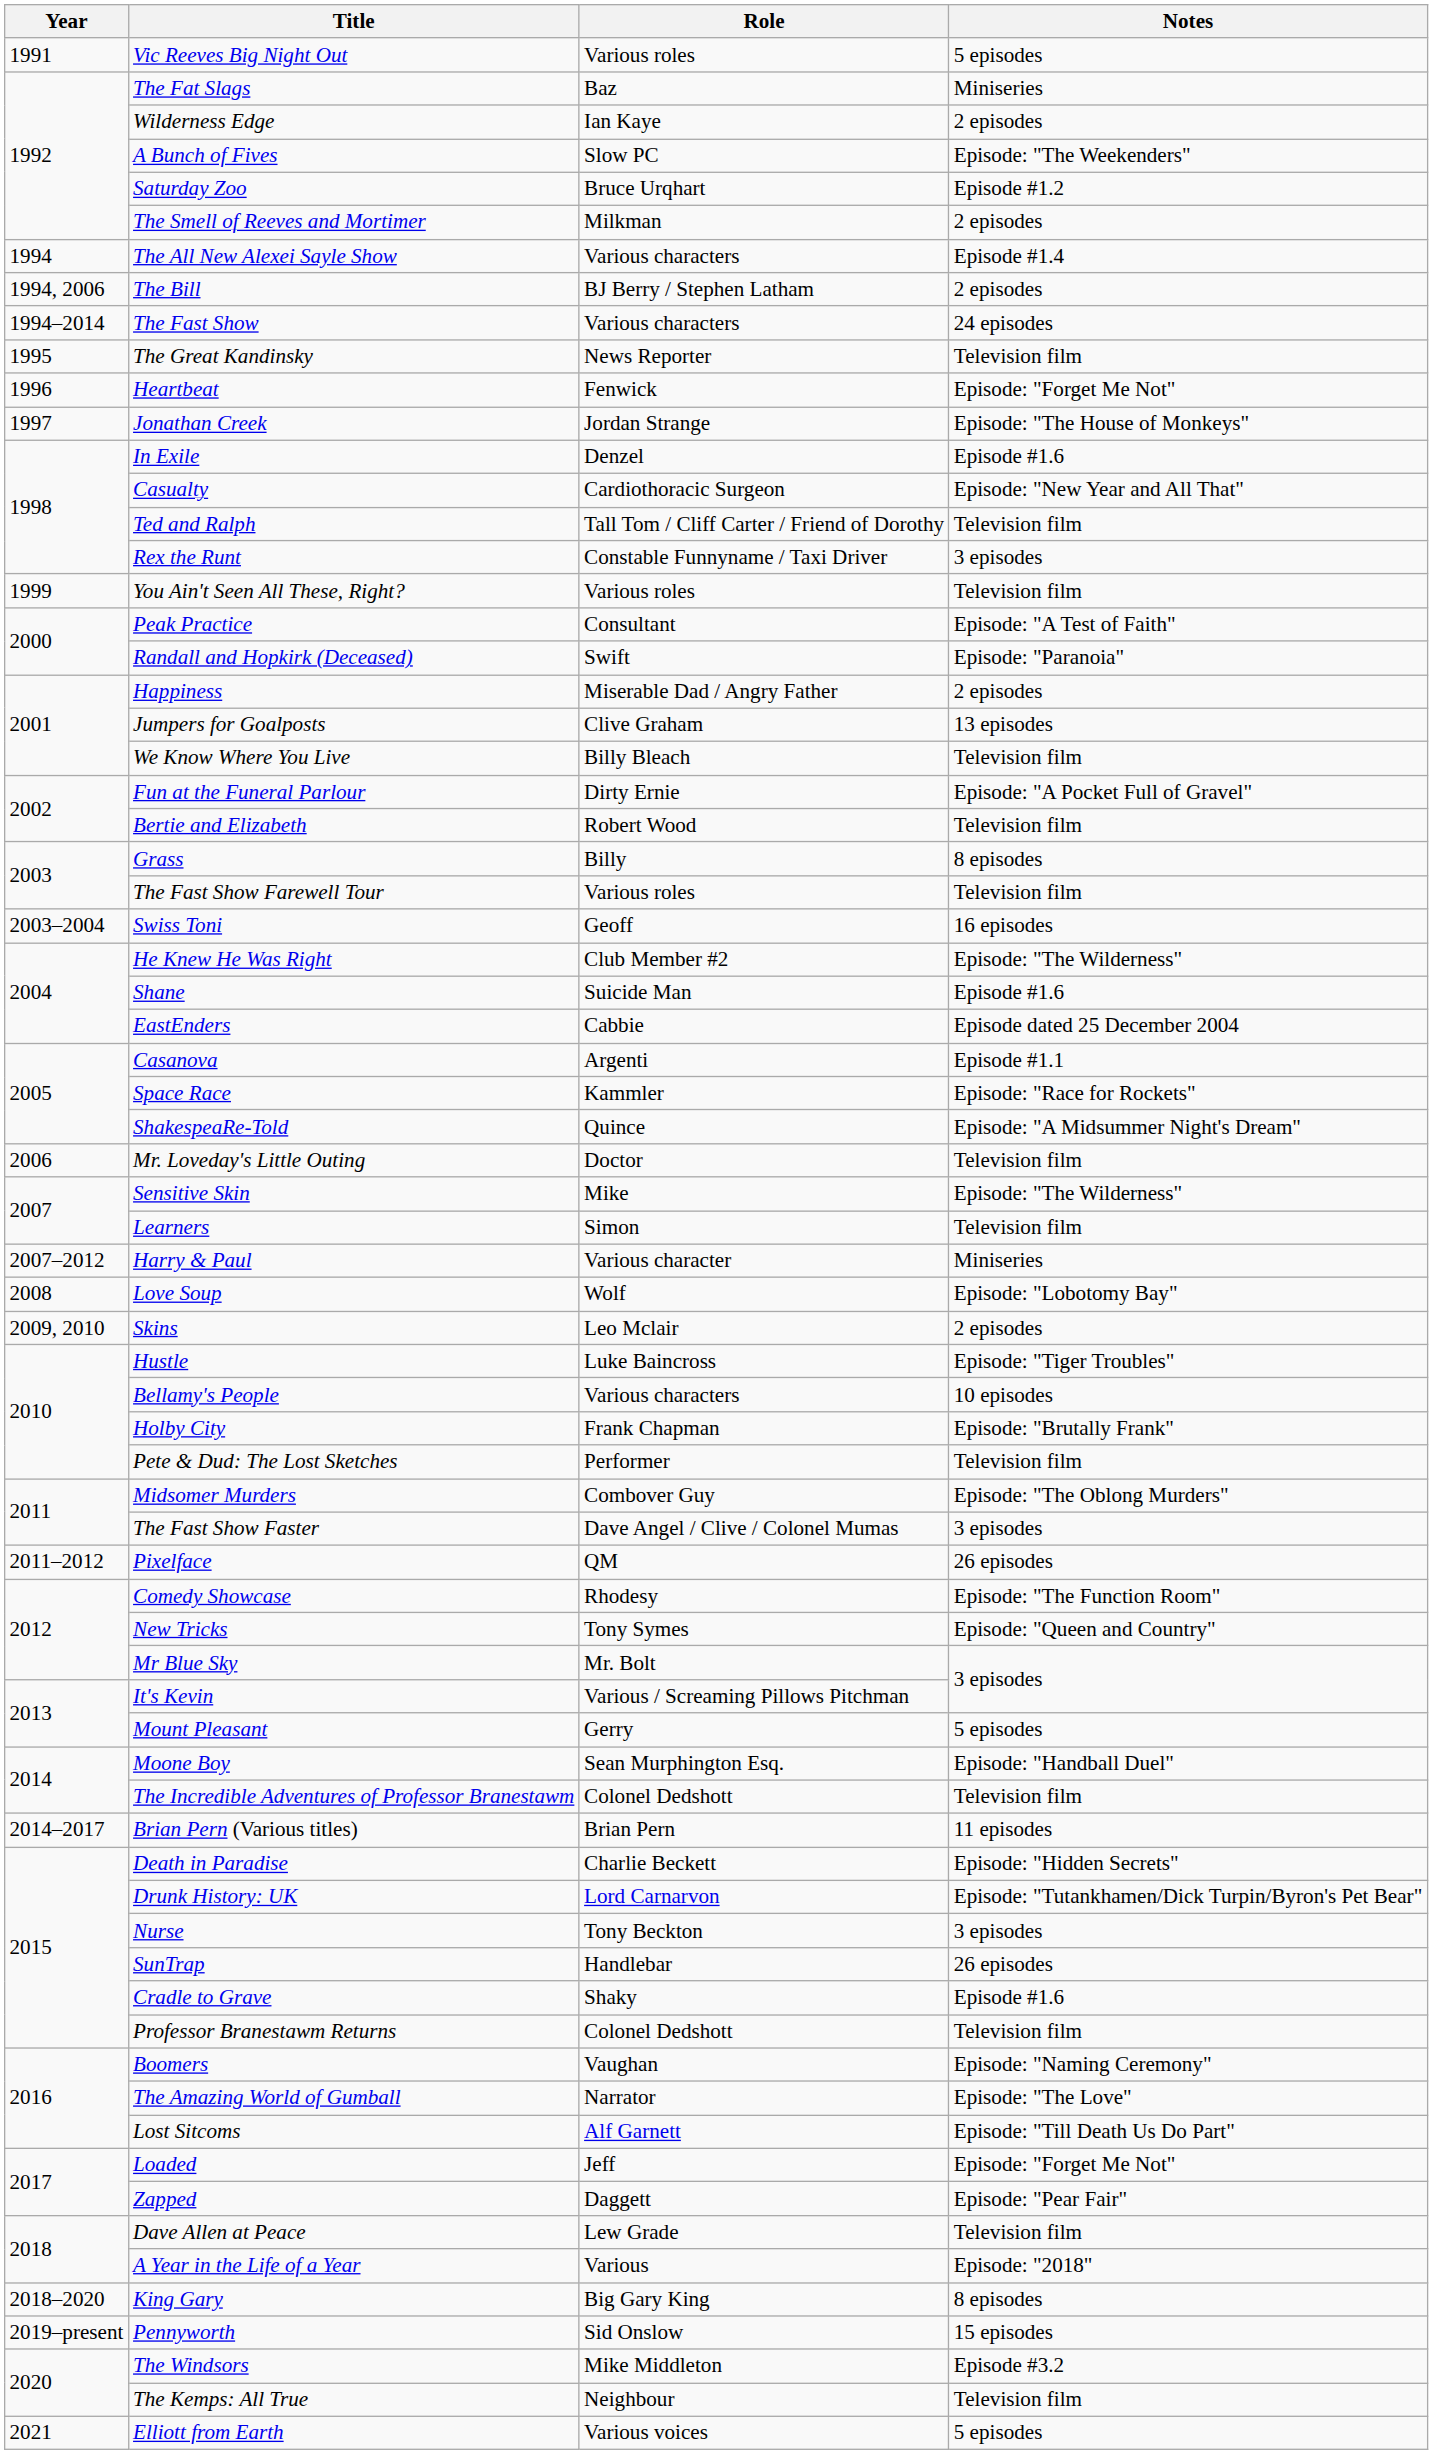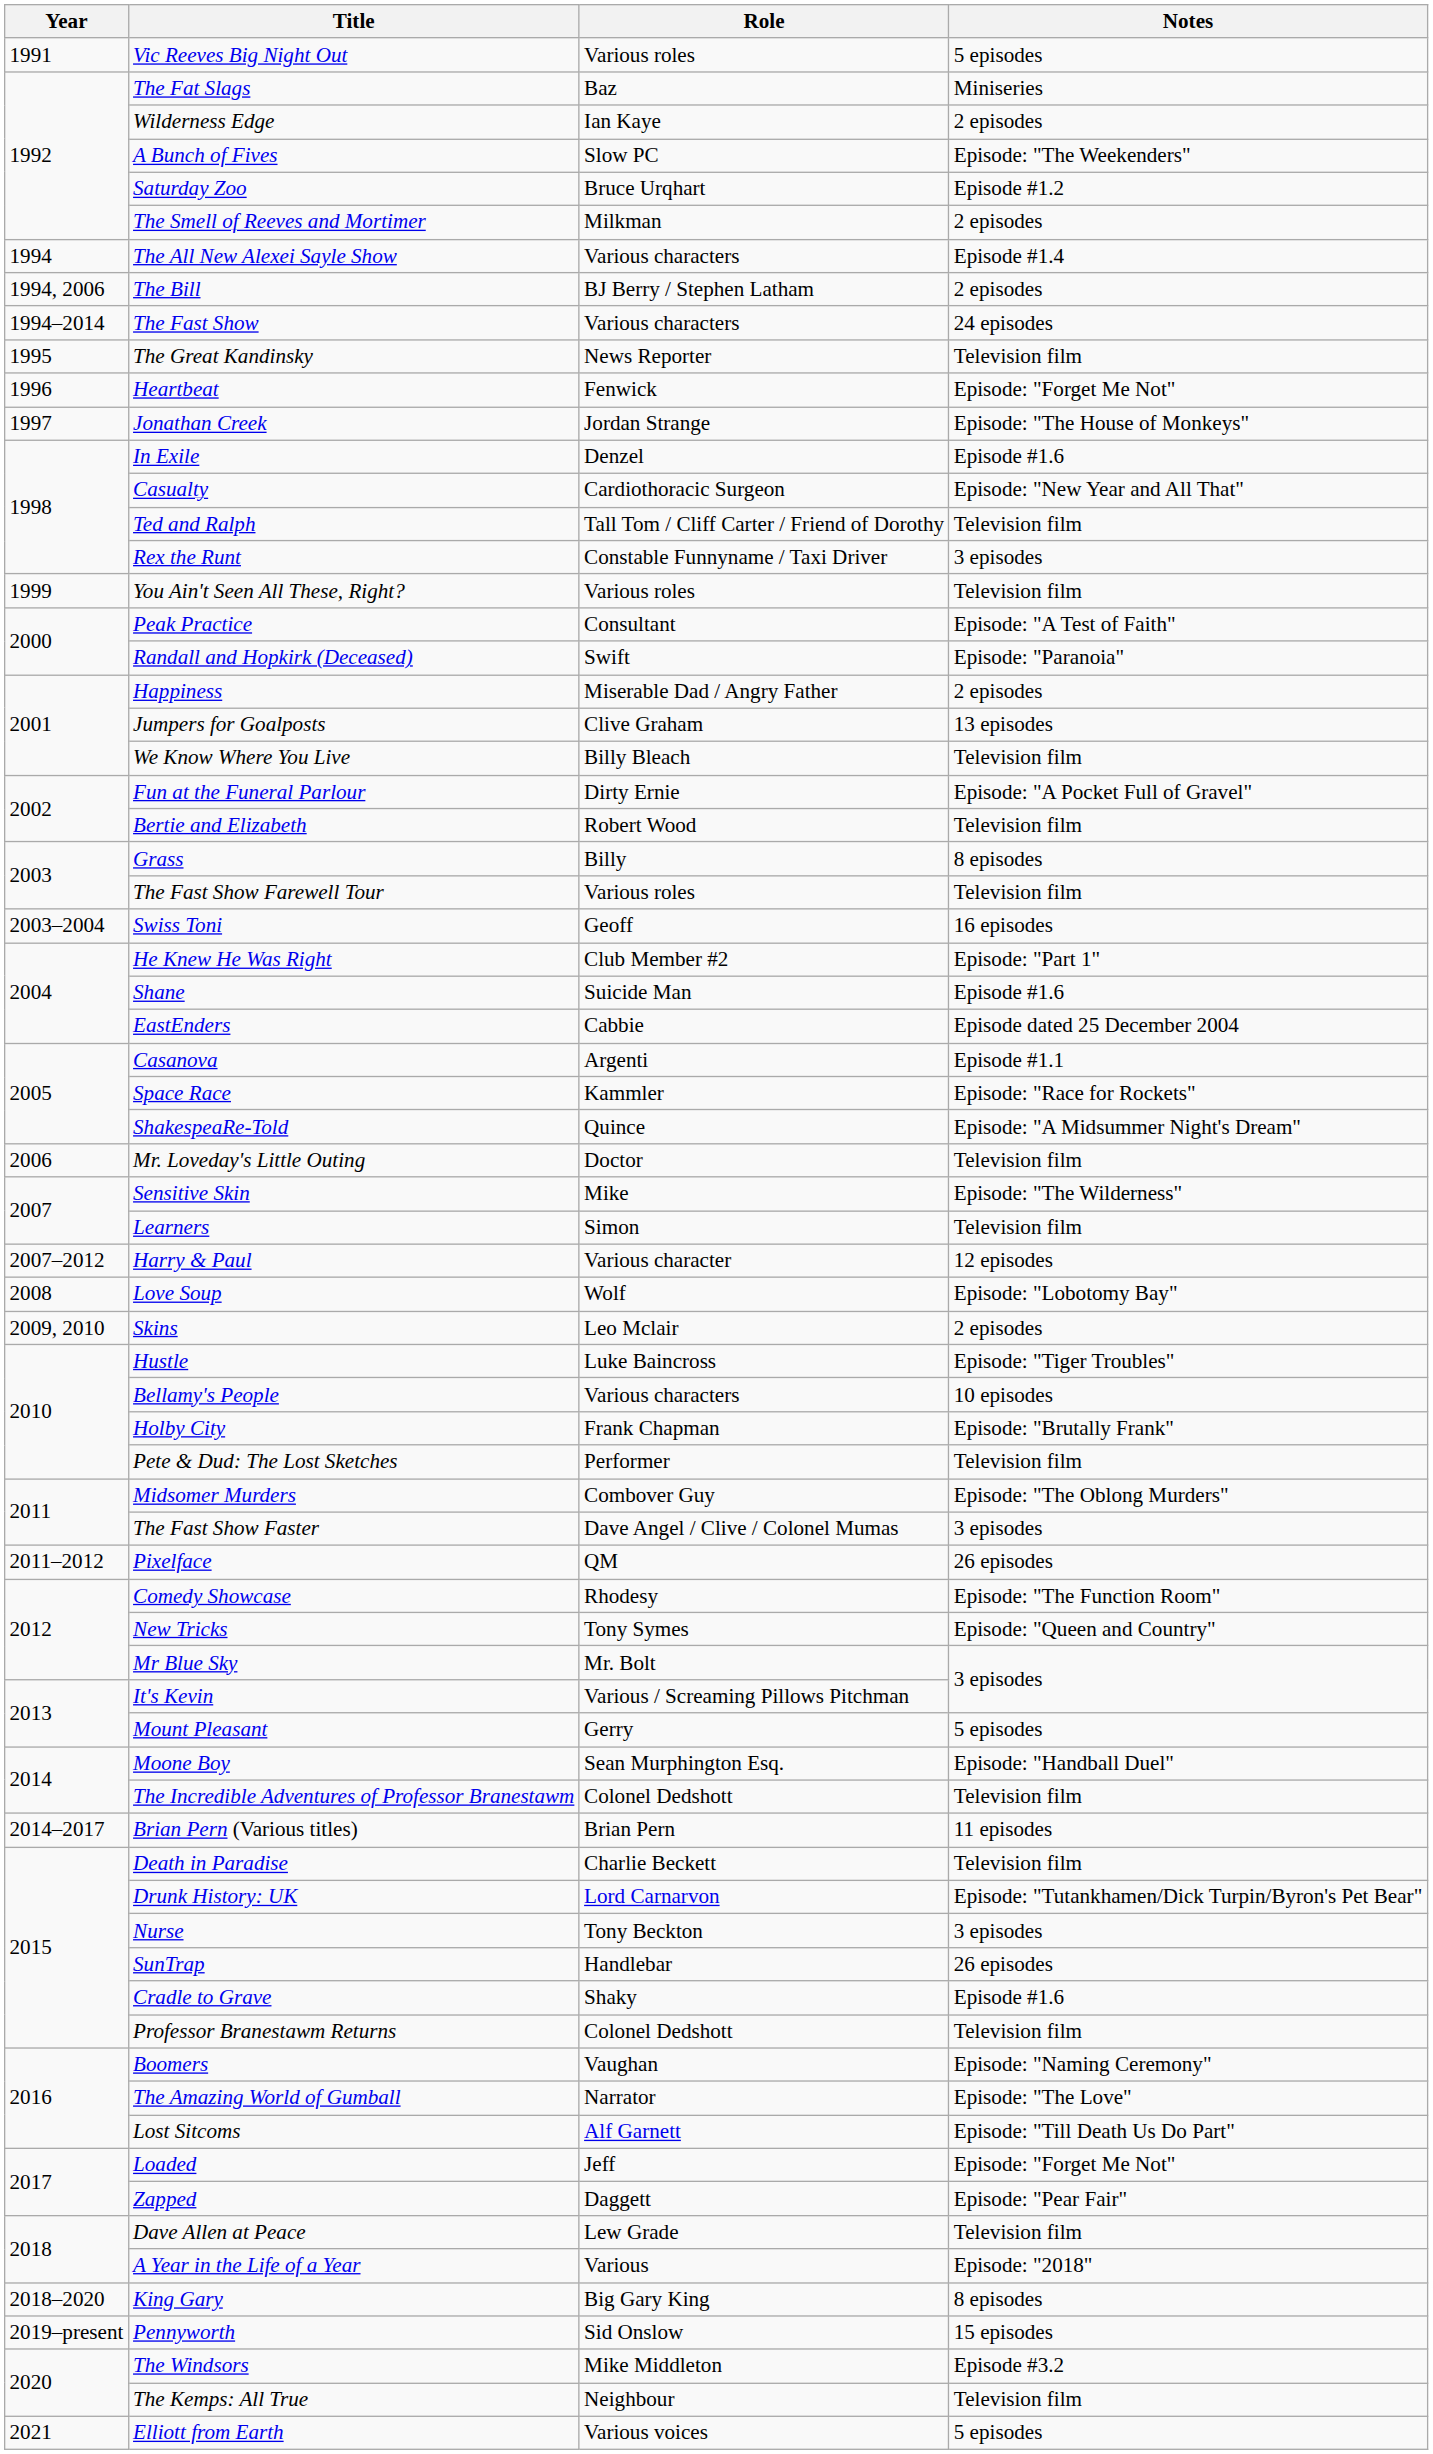(1068, 959) Episode: "The Wilderness" -> (1027, 959) Episode: "Part 1"
(998, 1260) Miniseries -> (1003, 1260) 12 episodes
(1066, 1863) Episode: "Hidden Secrets" -> (1018, 1863) Television film
